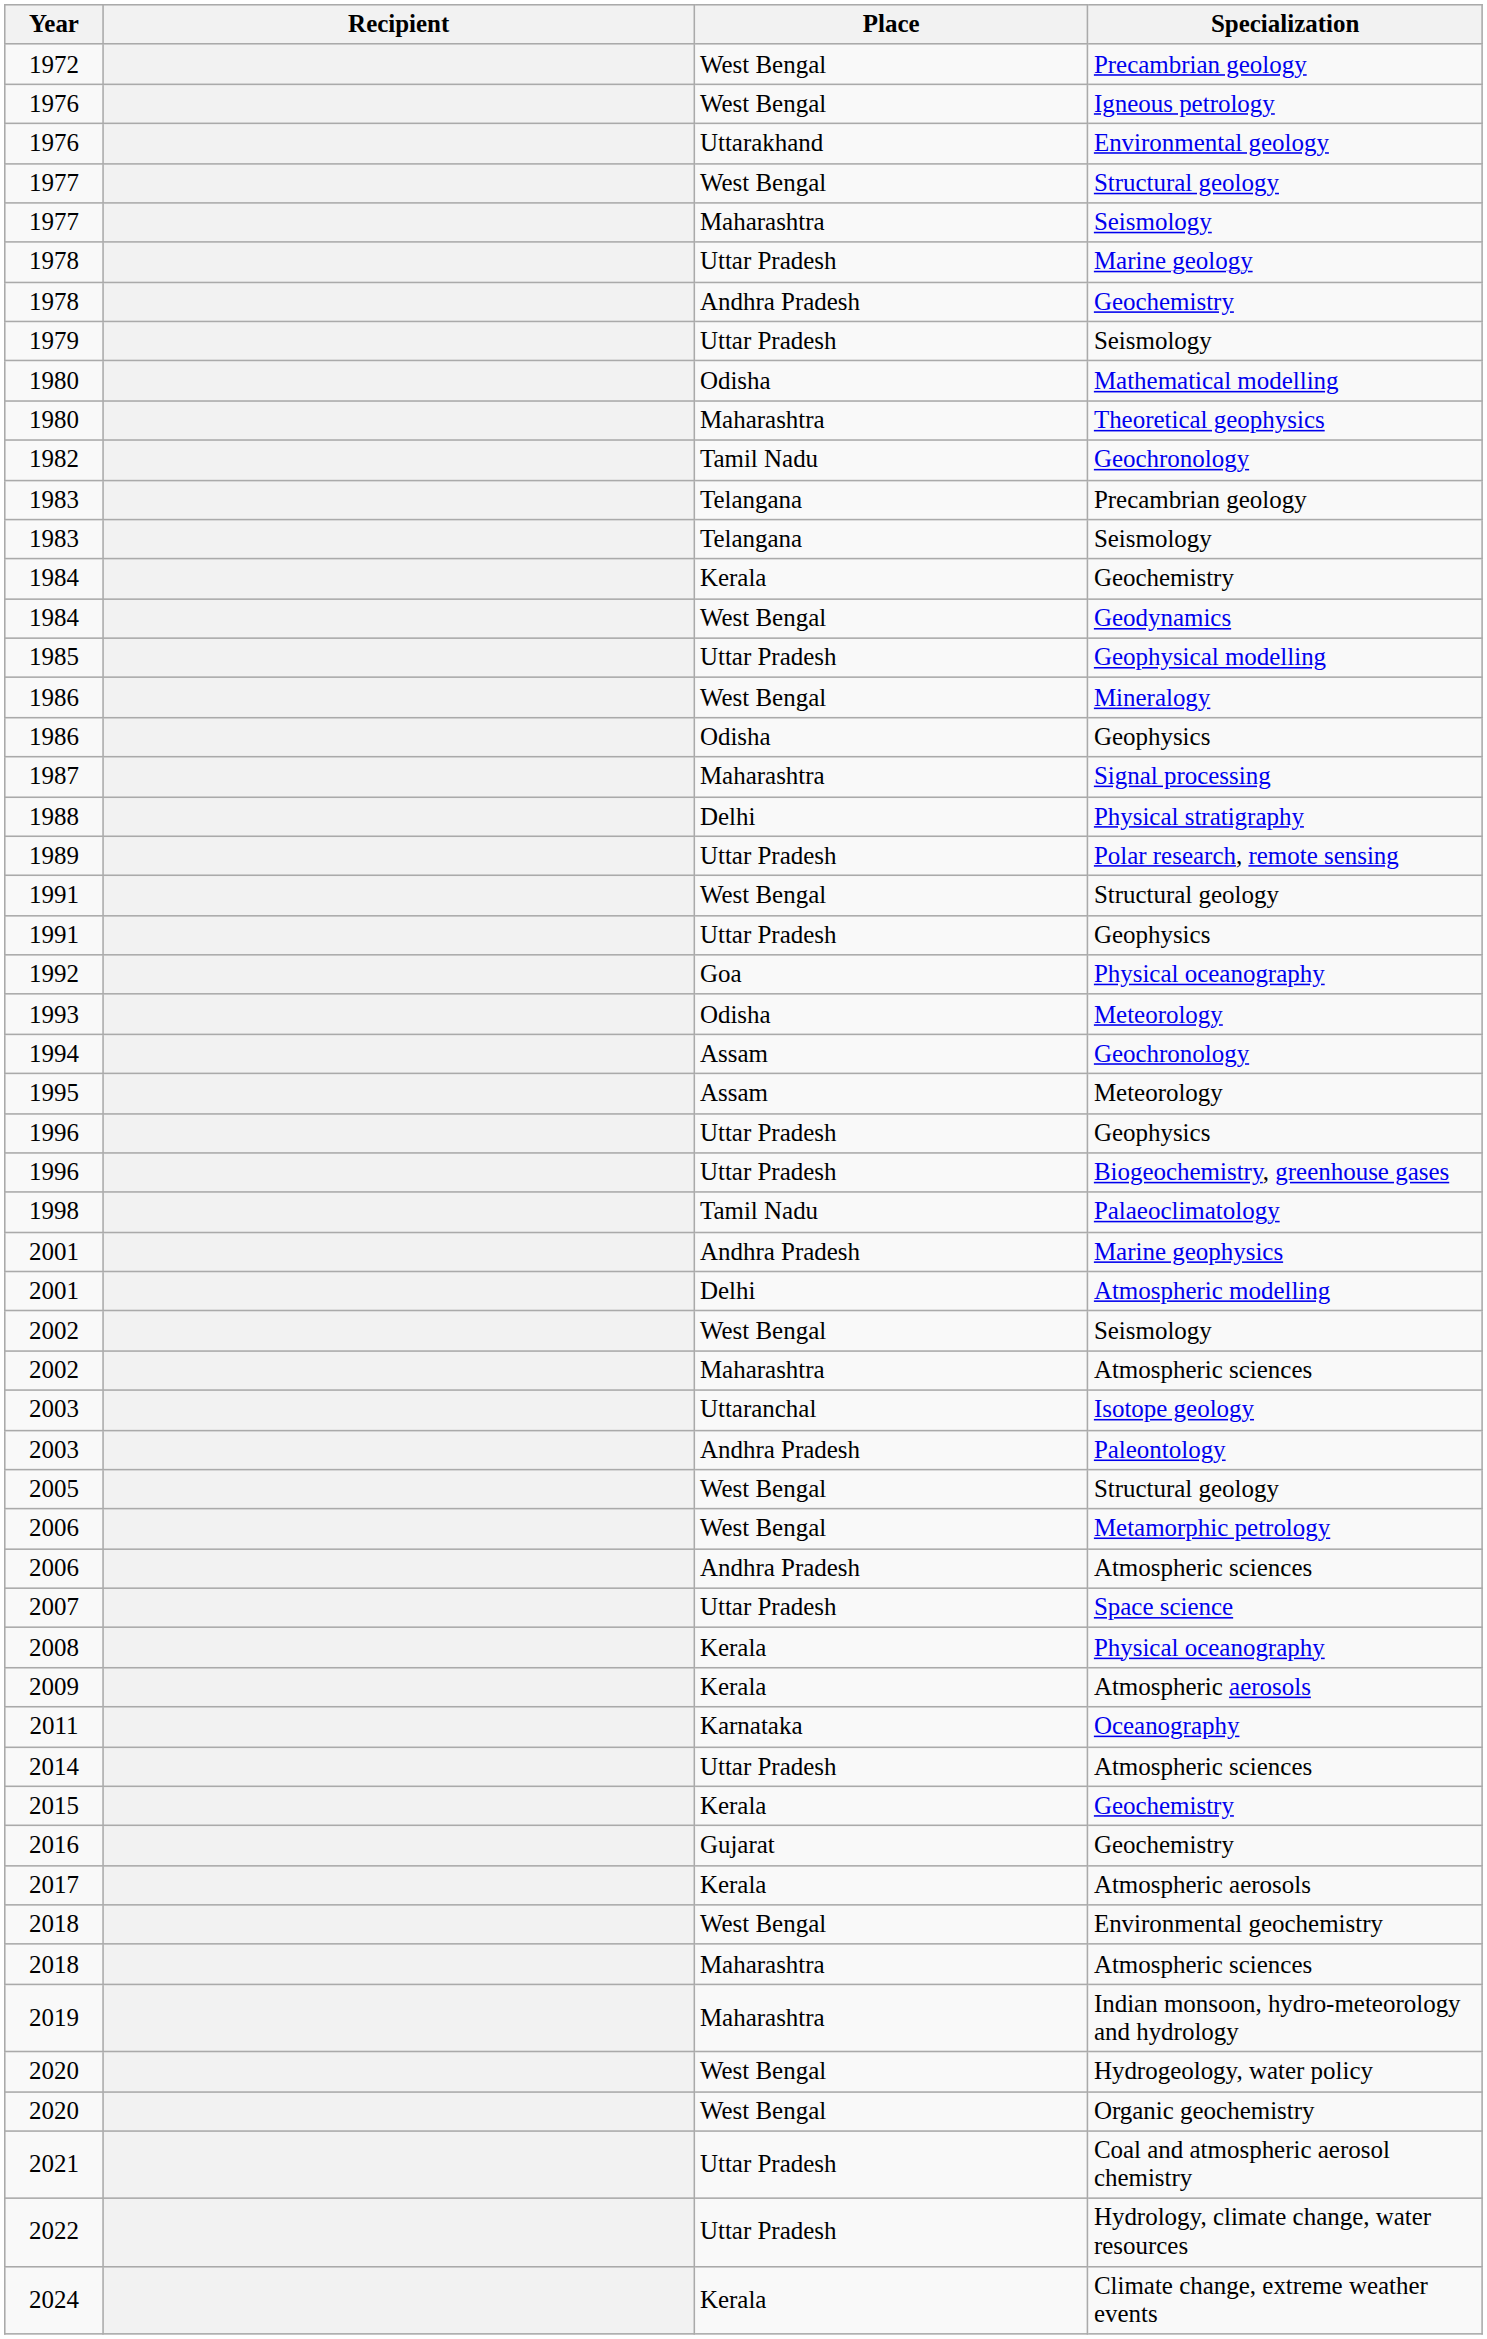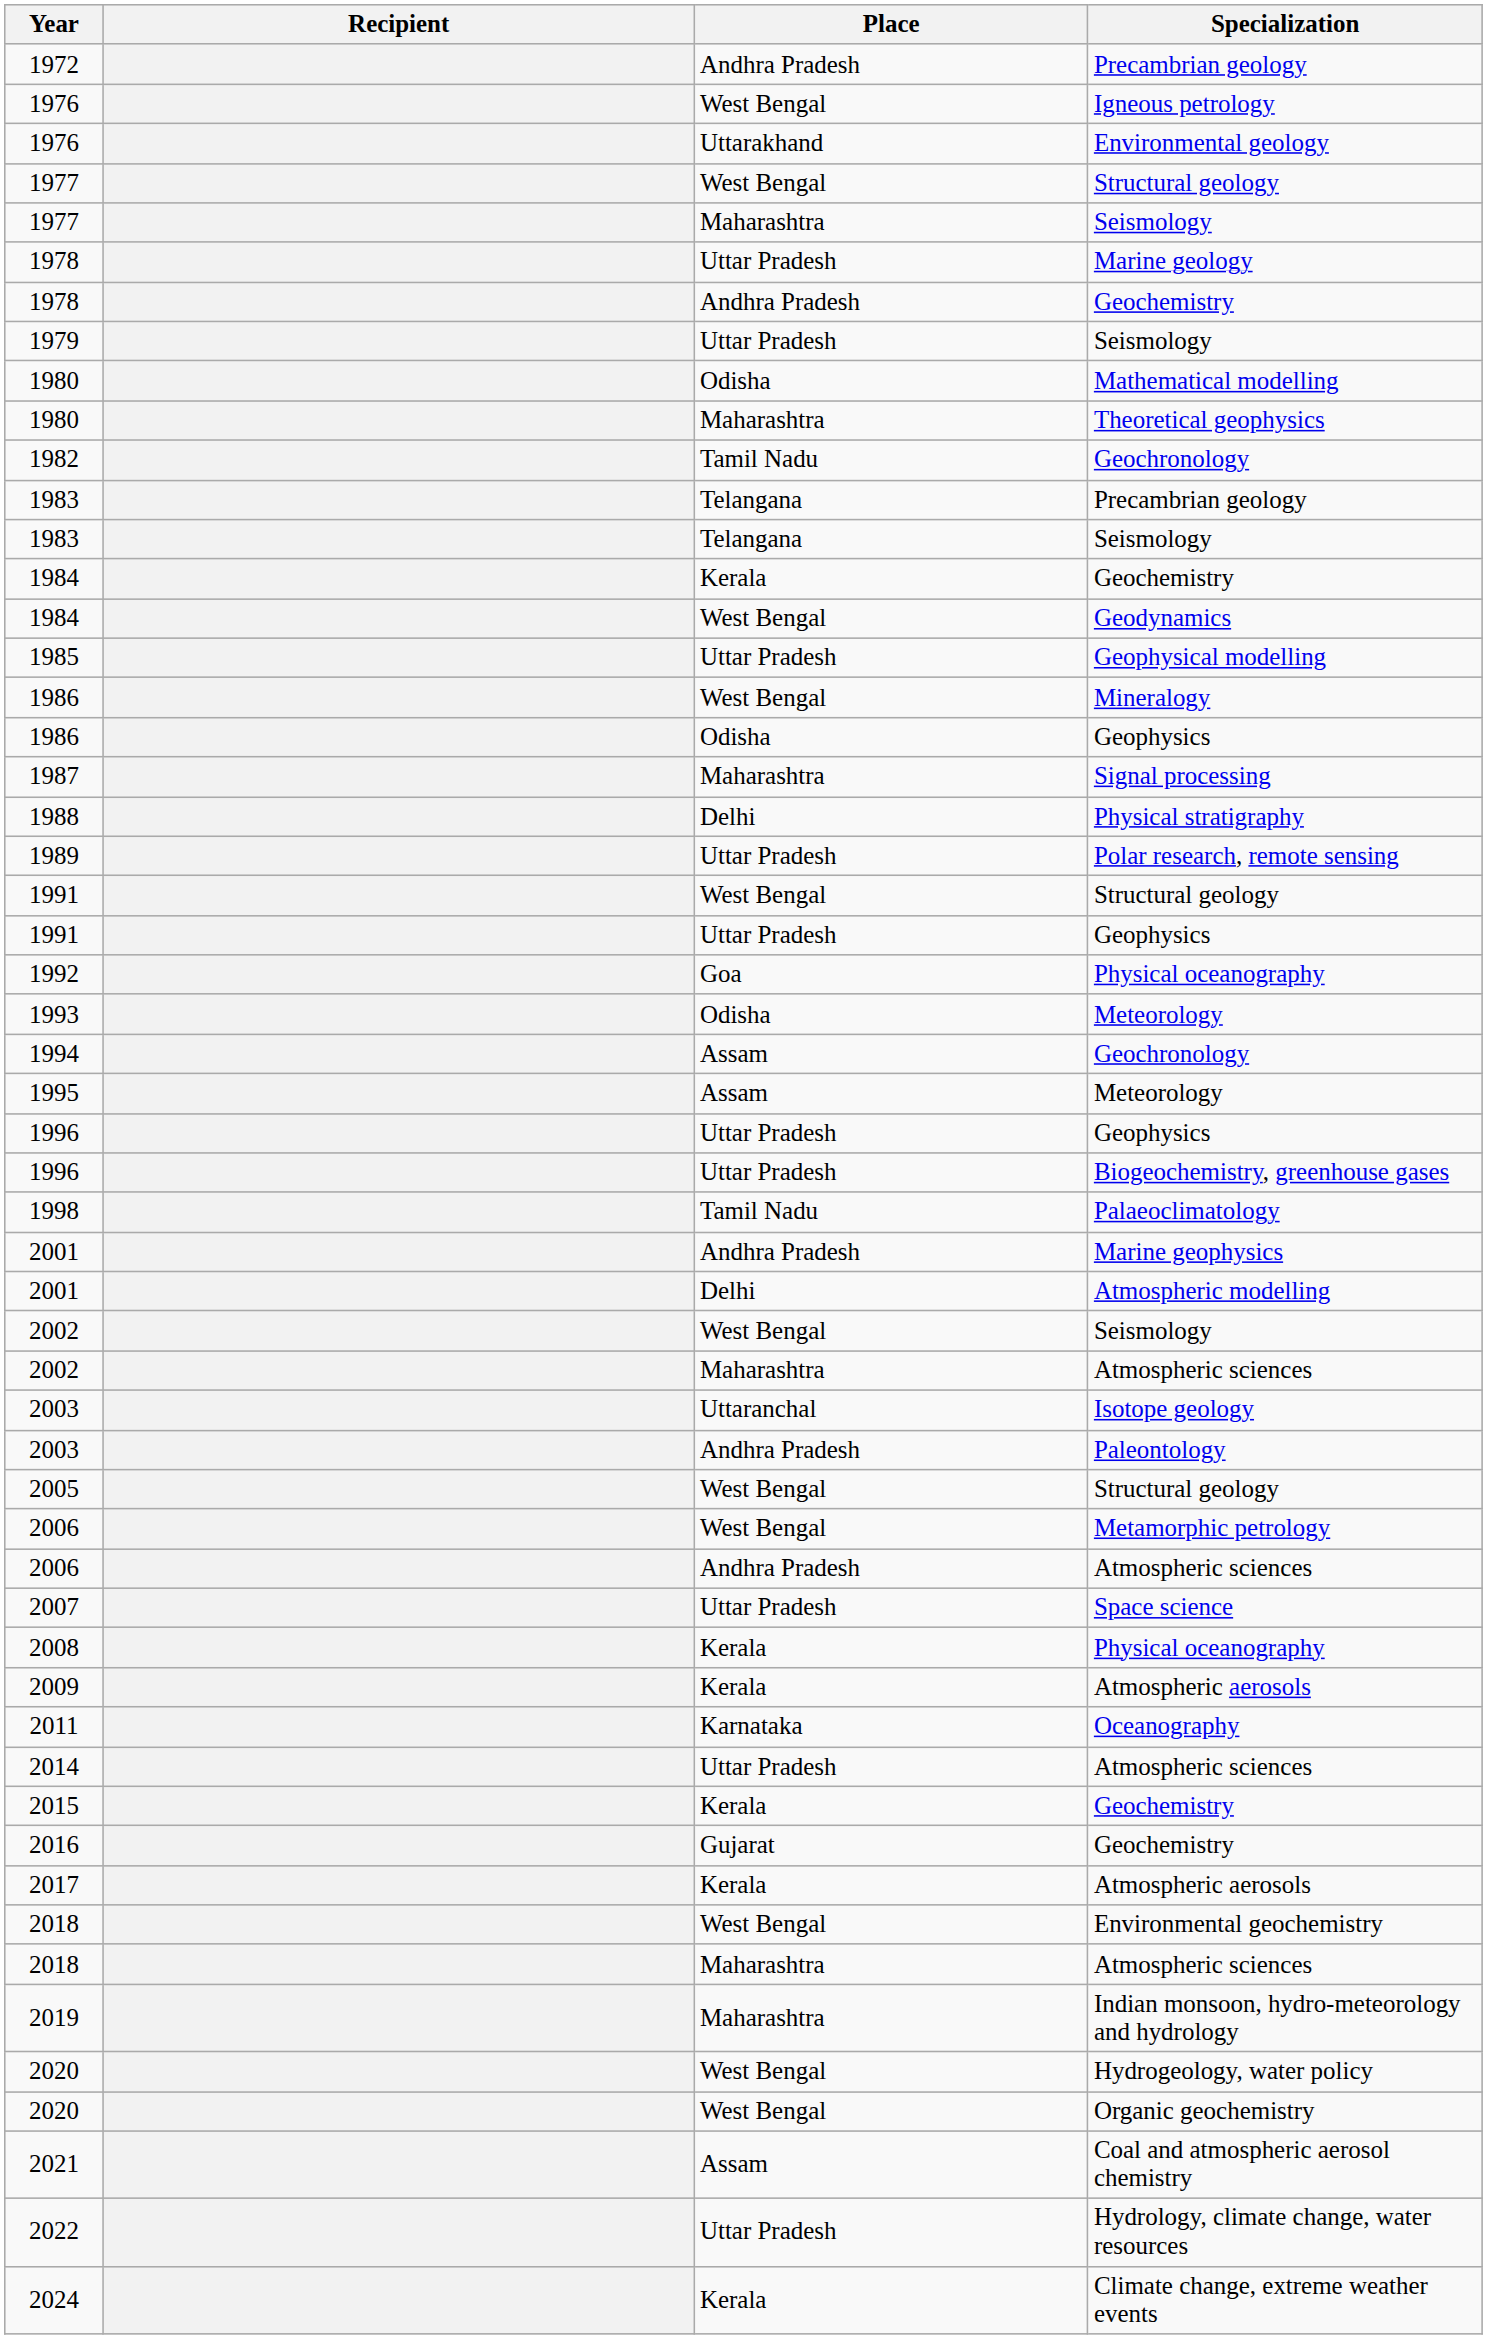(763, 63) West Bengal -> (780, 63) Andhra Pradesh
(768, 2164) Uttar Pradesh -> (734, 2164) Assam
